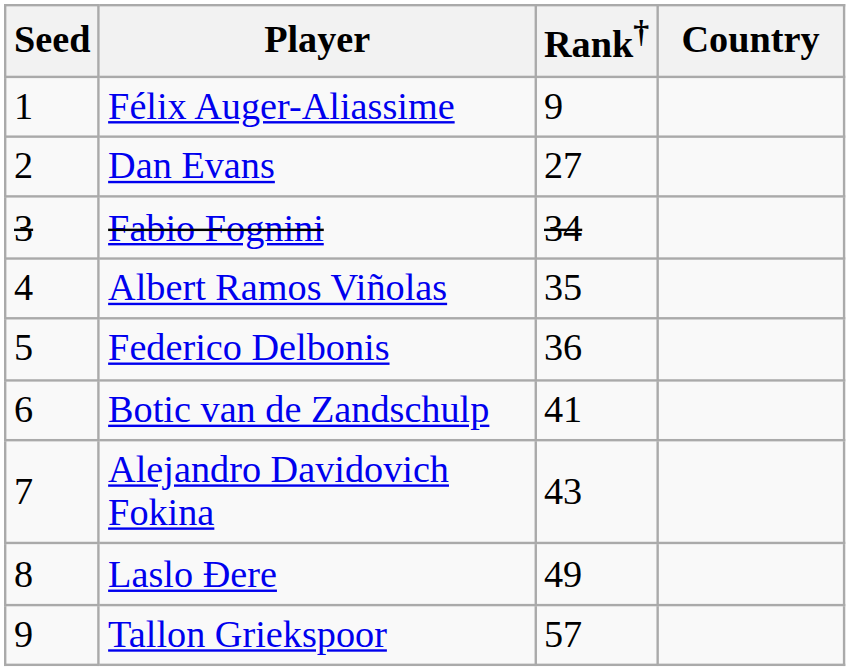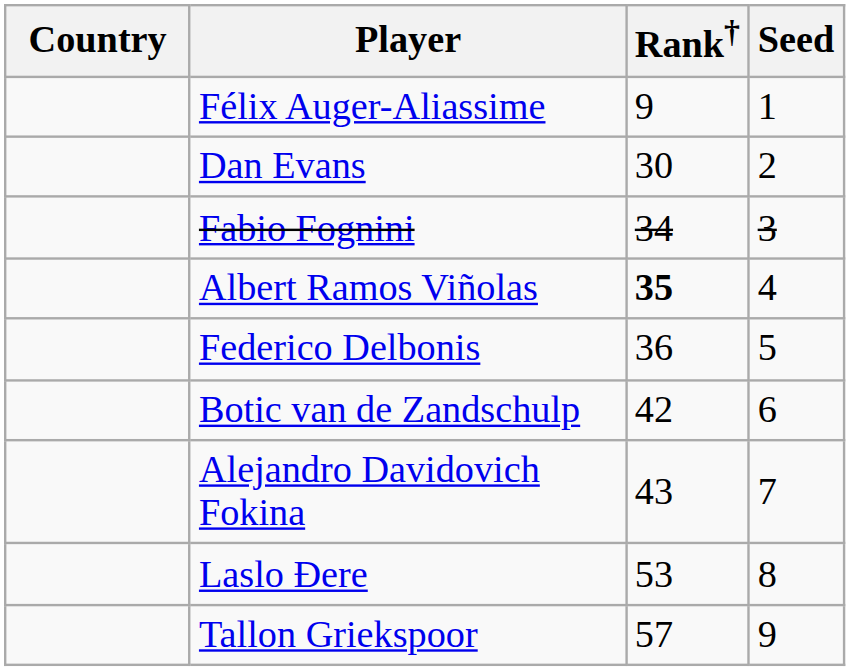columns swapped: (751, 39) <-> (52, 39)
(563, 166) 27 -> (654, 166) 30
(563, 287) normal -> (654, 287) bold
(563, 409) 41 -> (654, 409) 42
(563, 573) 49 -> (654, 573) 53
